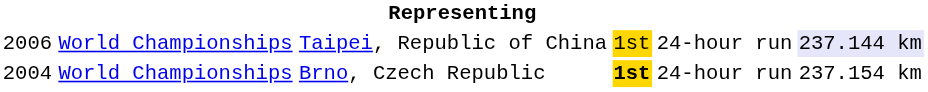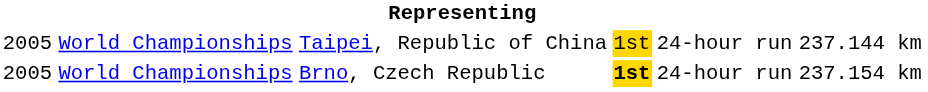(27, 44) 2006 -> (27, 44) 2005
(860, 44) lavender background -> (860, 44) no background
(27, 74) 2004 -> (27, 74) 2005
